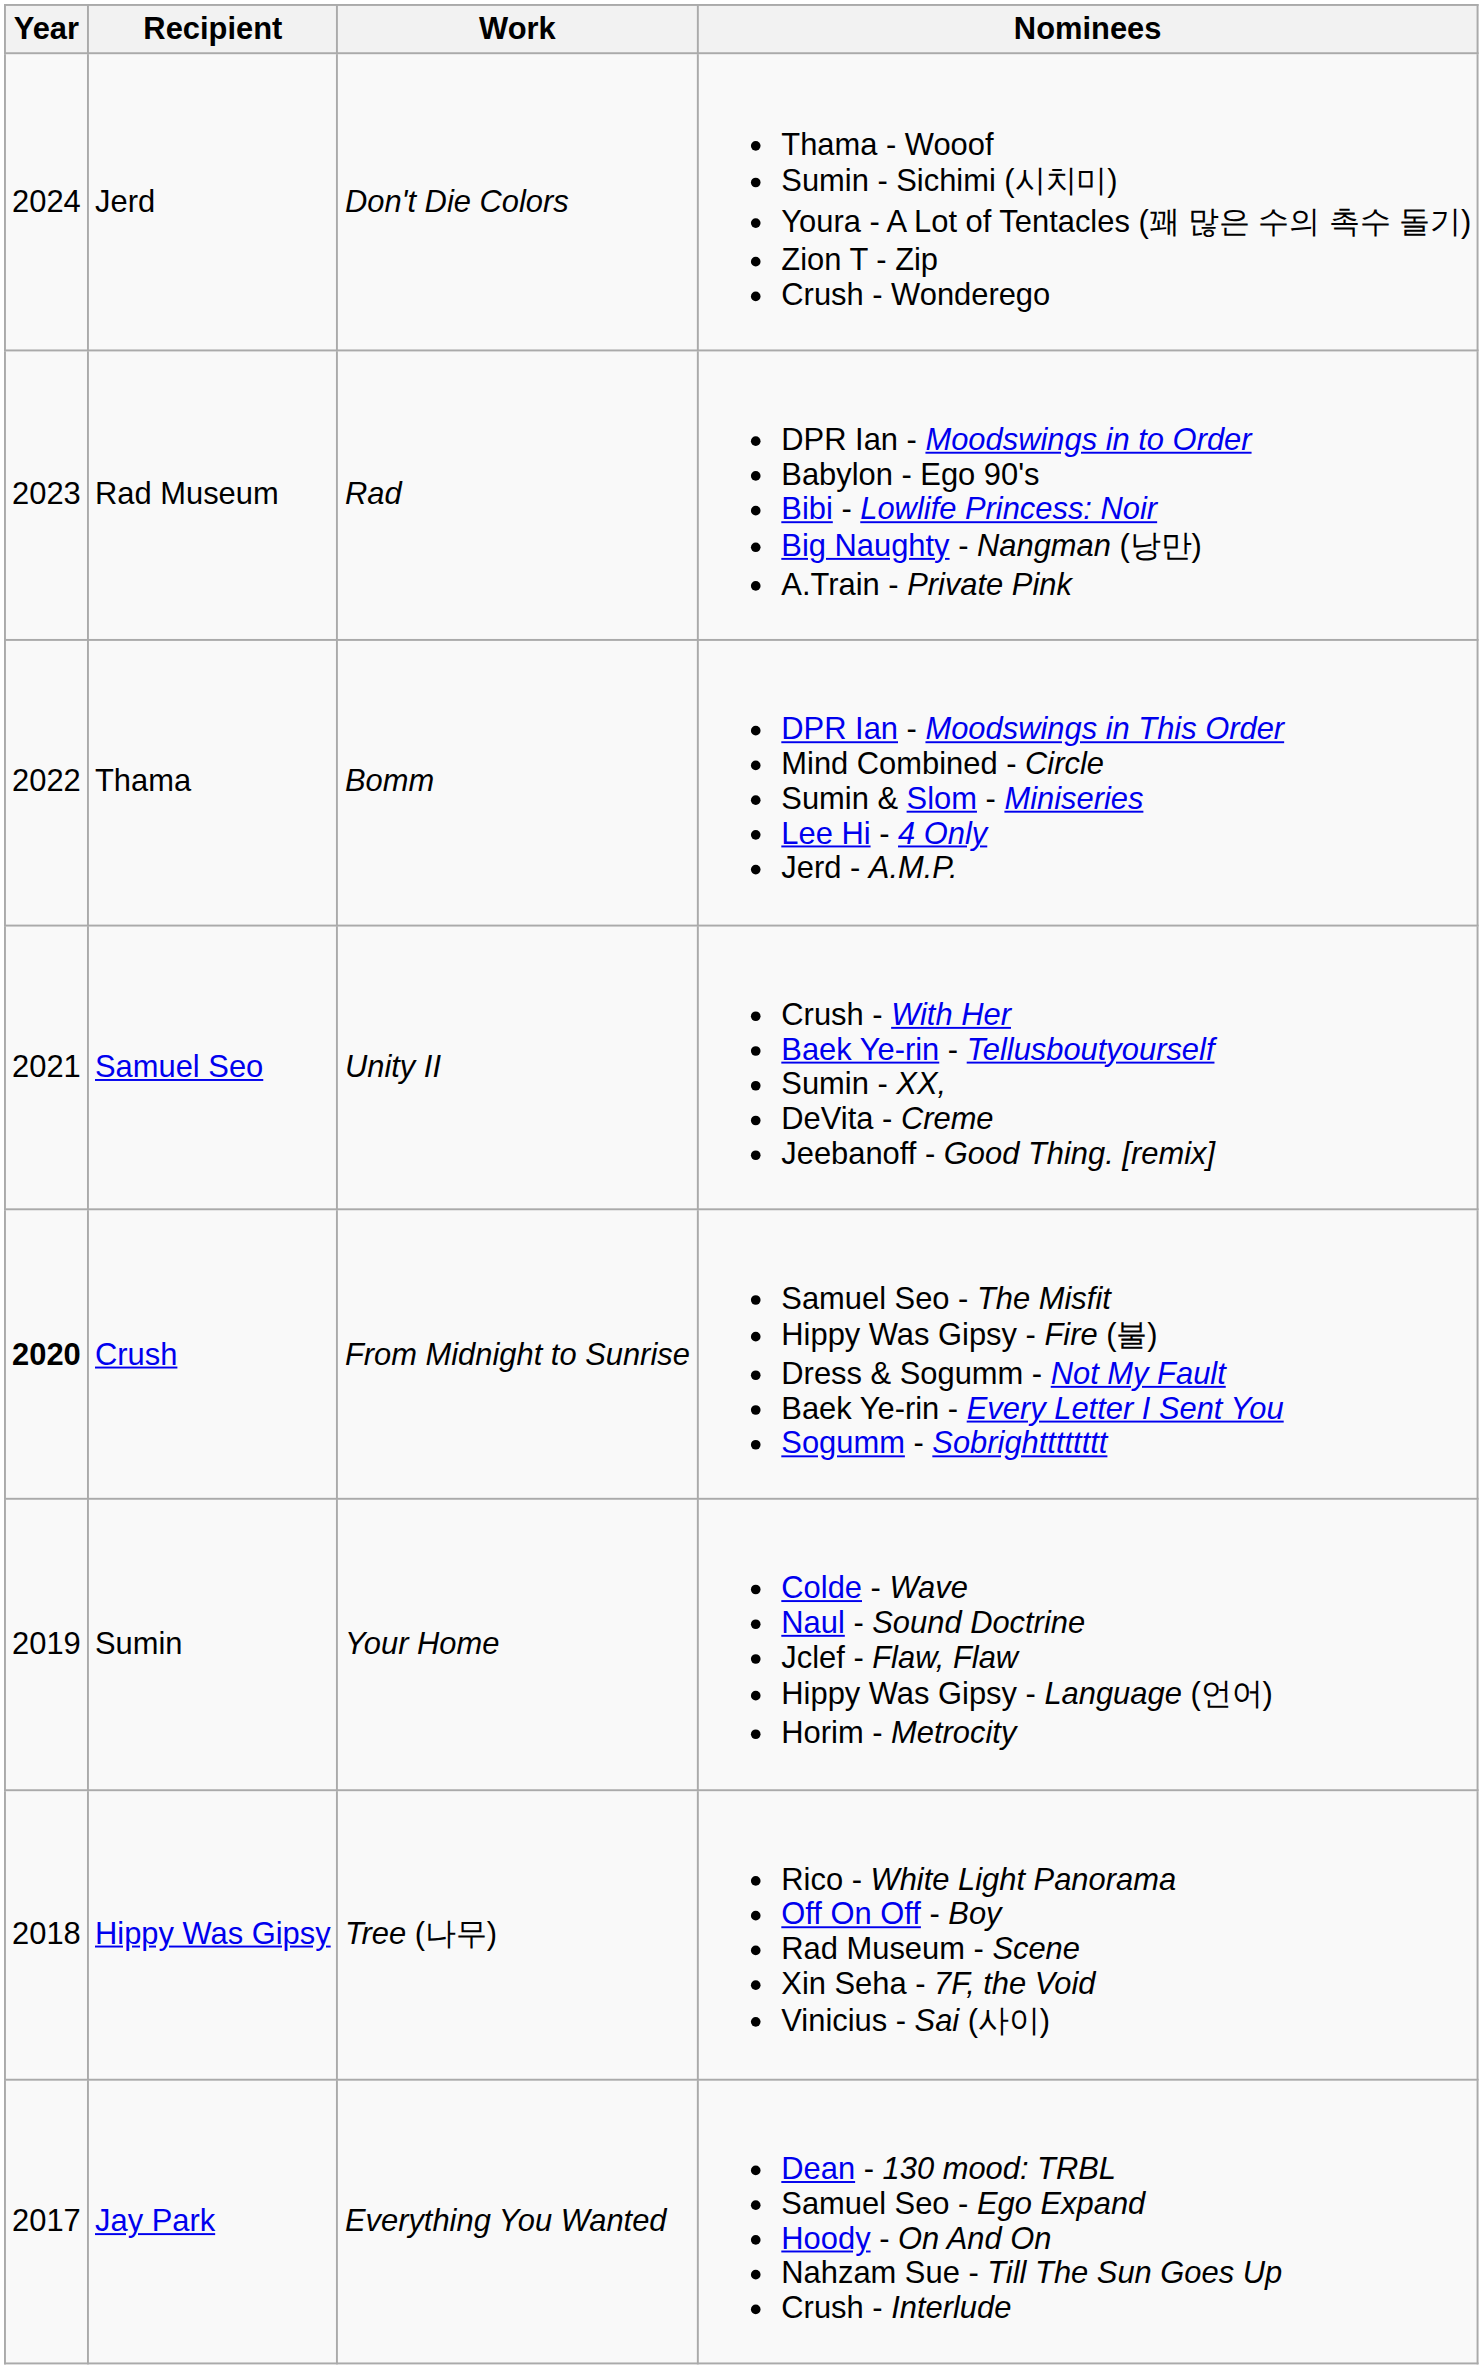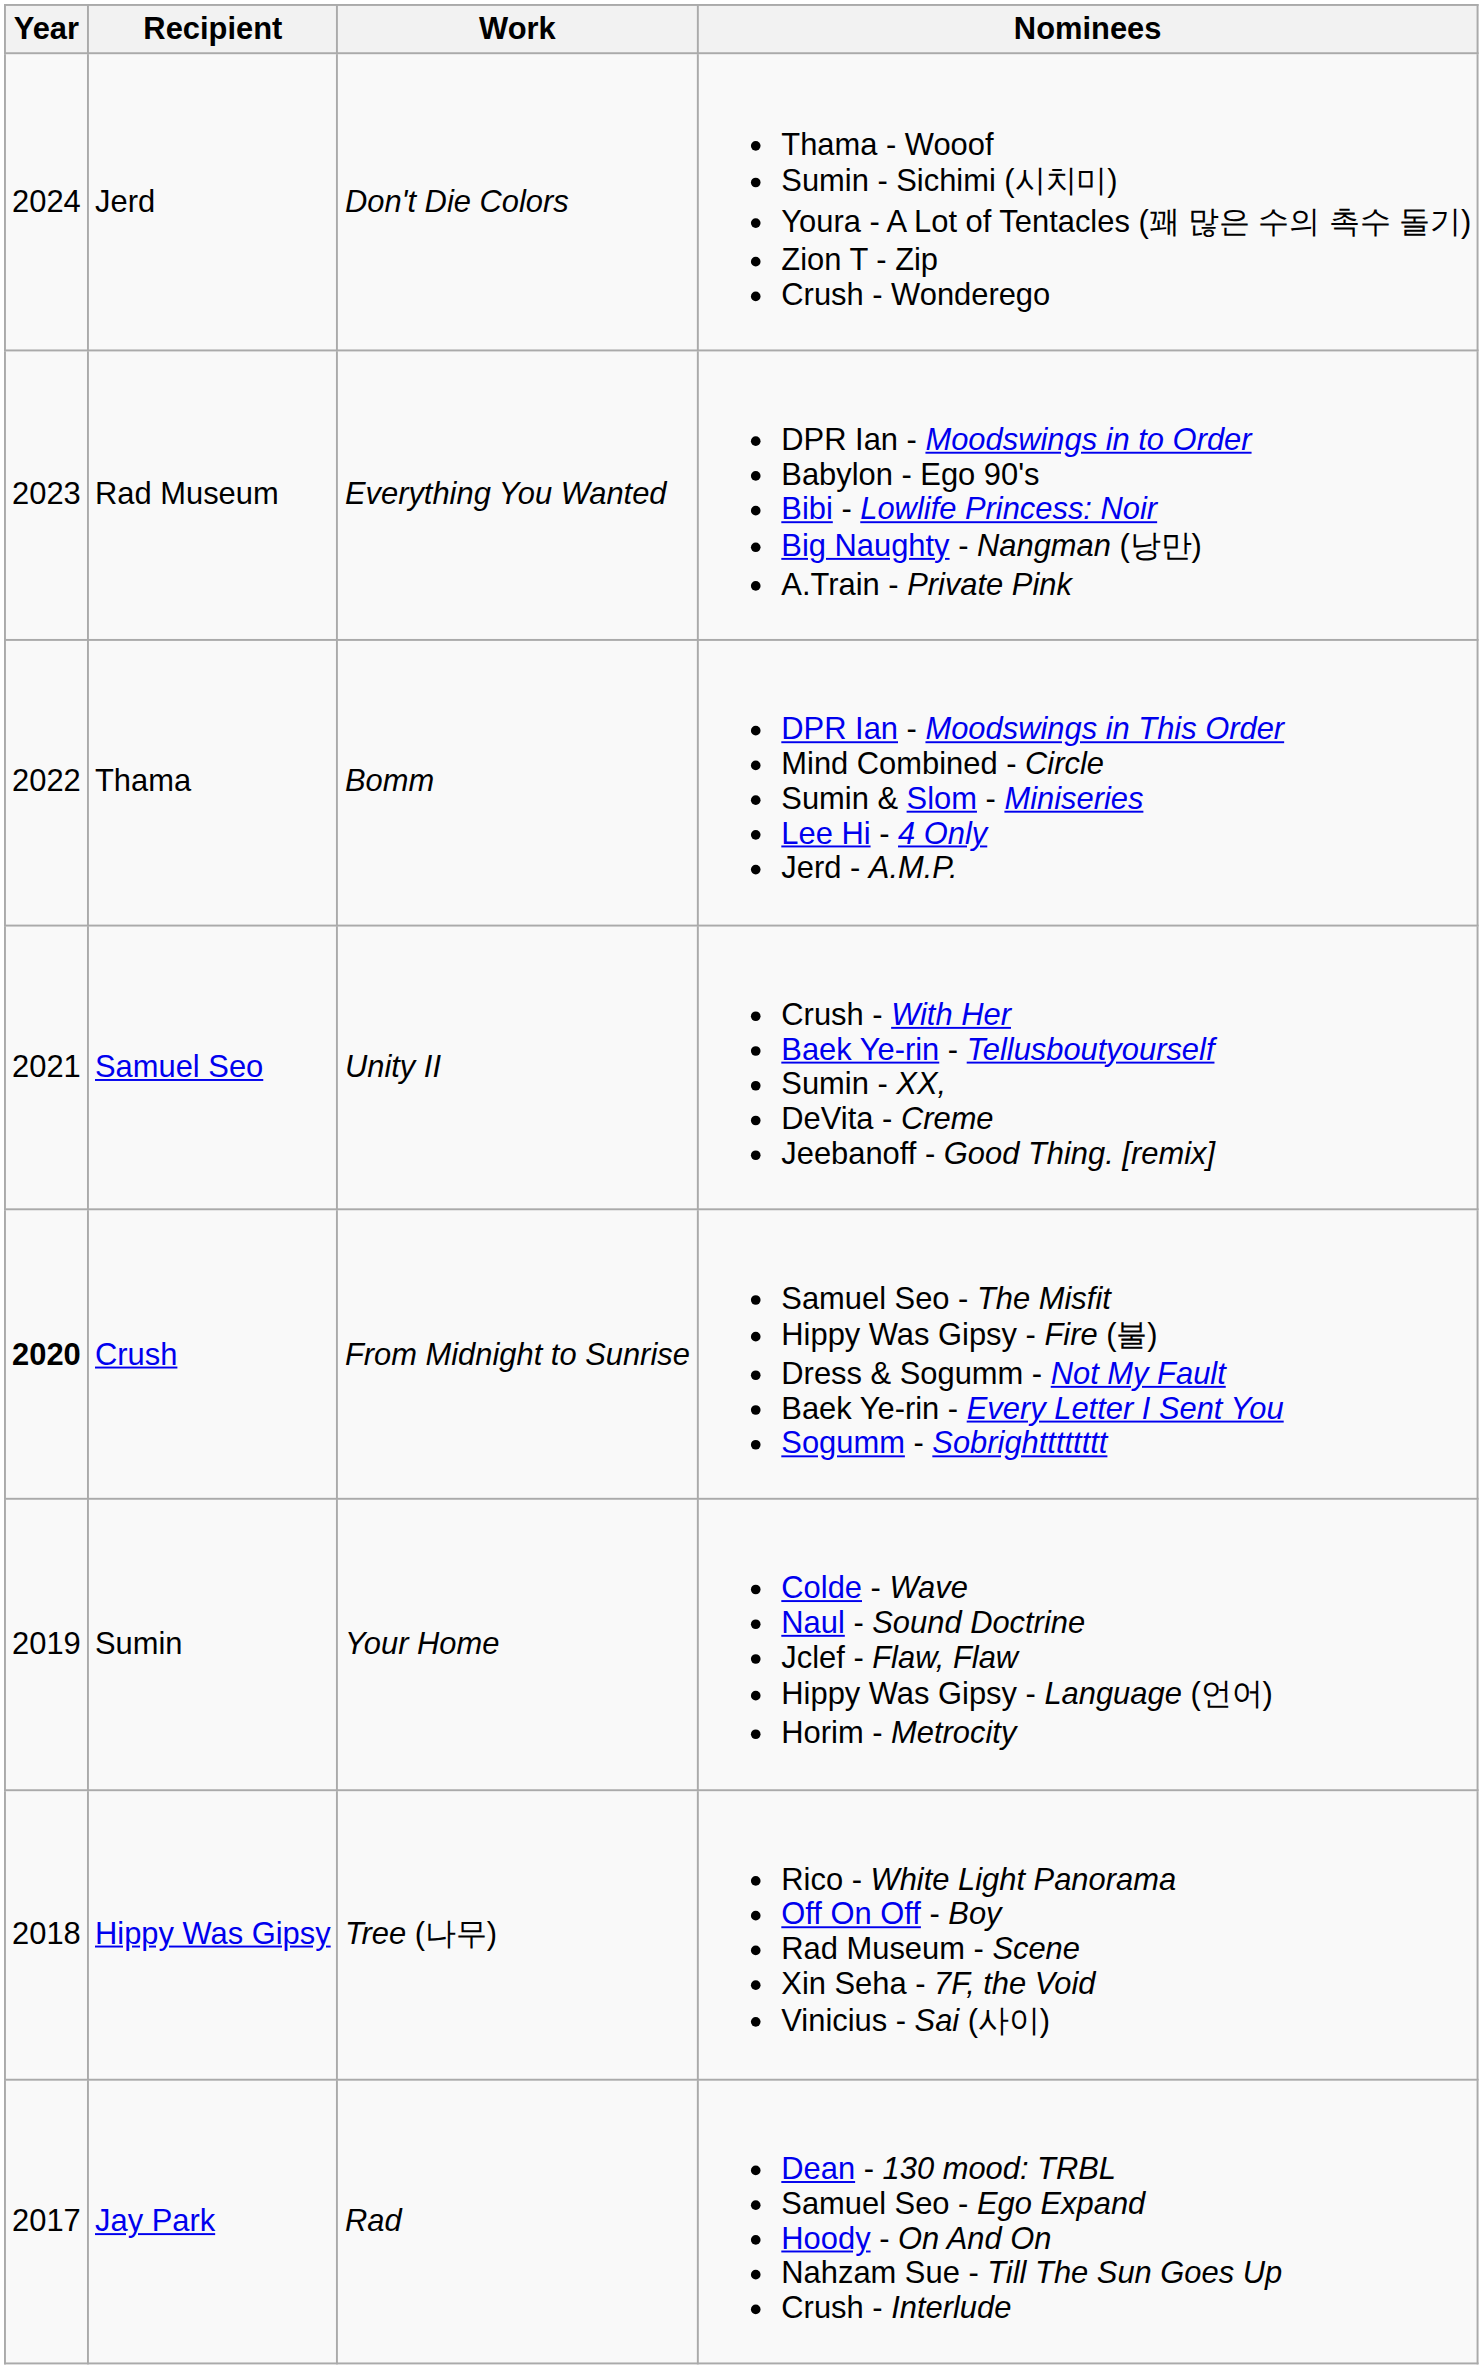(373, 494) Rad -> (506, 494) Everything You Wanted
(506, 2221) Everything You Wanted -> (373, 2221) Rad
